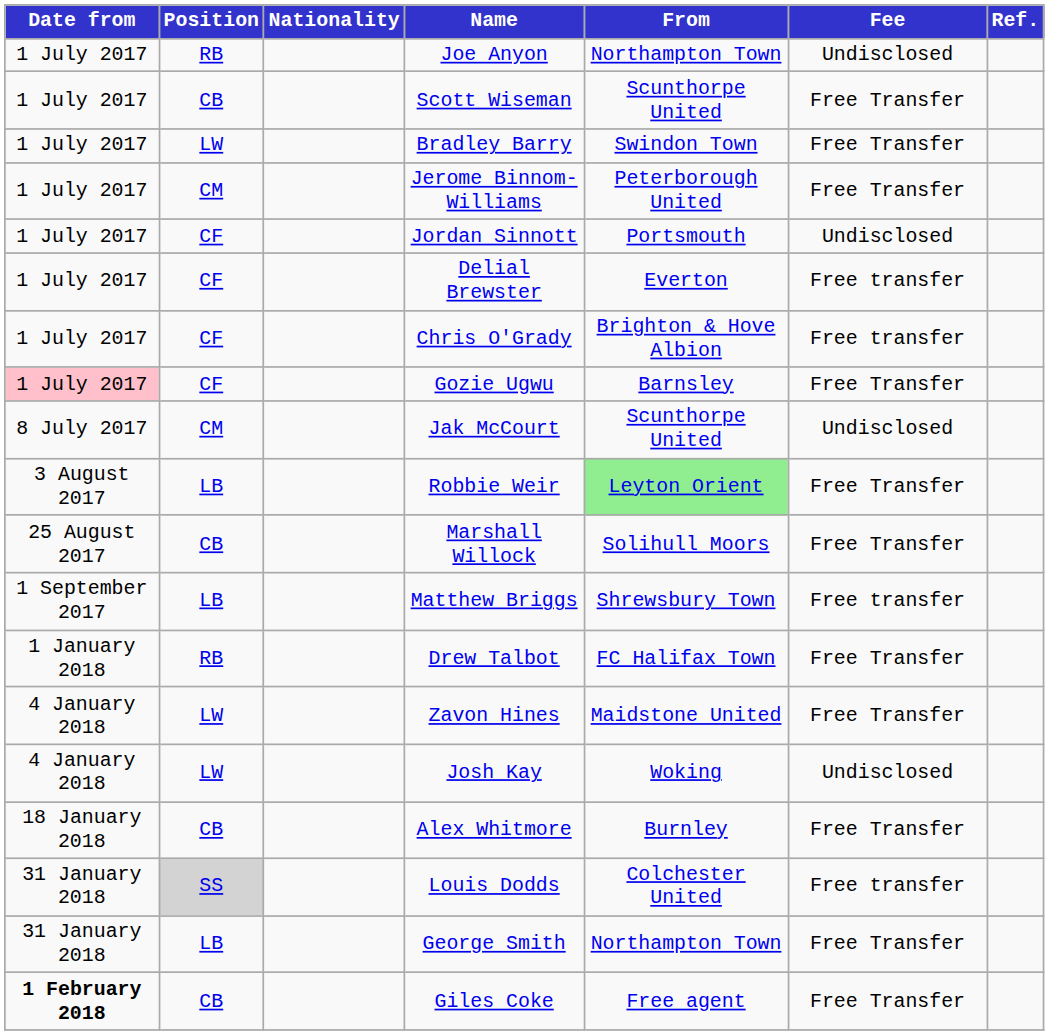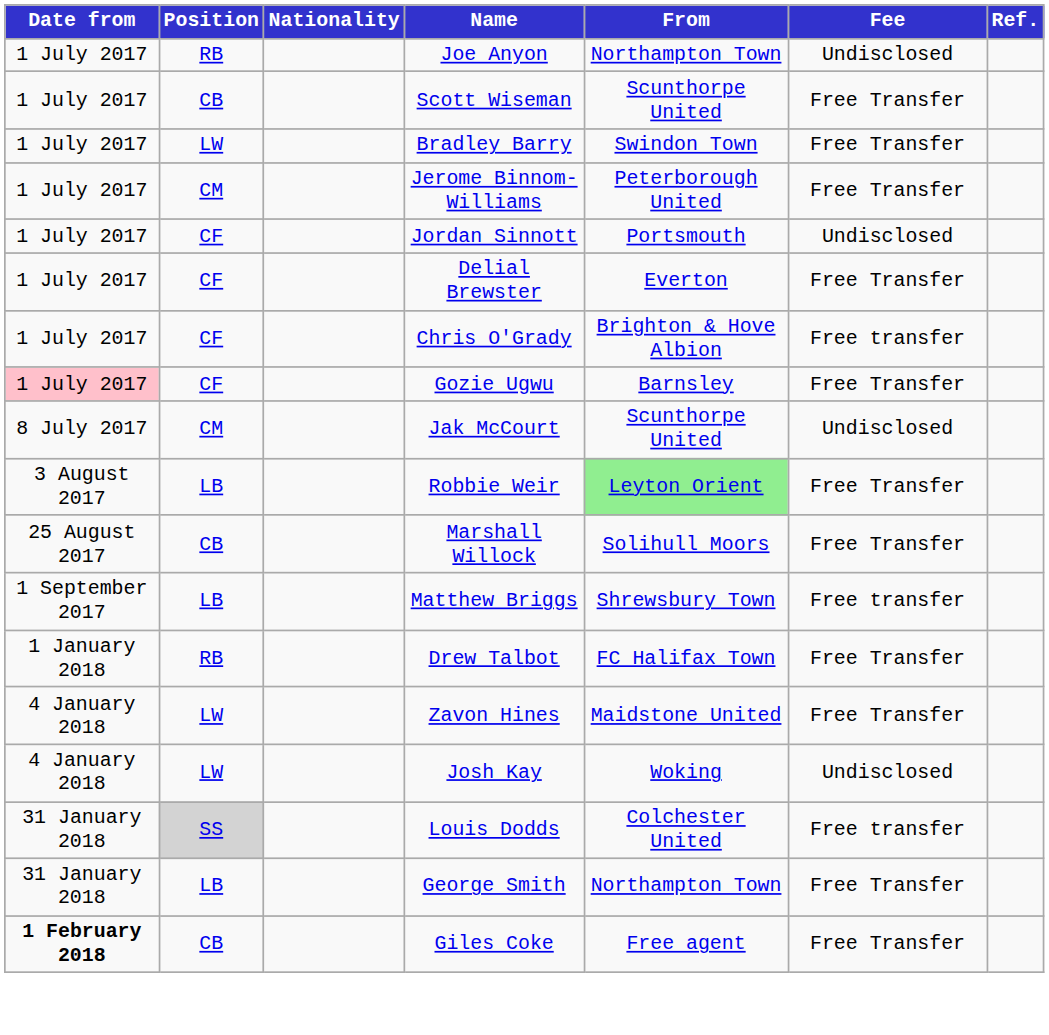(888, 281) Free transfer -> (888, 281) Free Transfer
- row: (494, 830)
